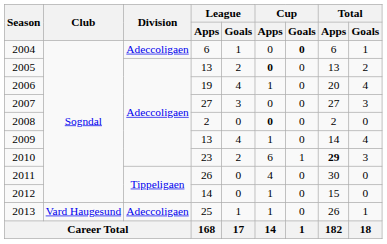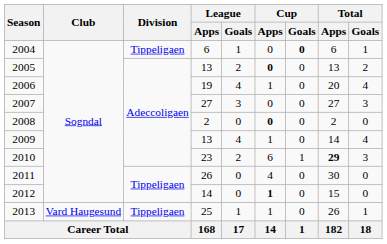(158, 49) Adeccoligaen -> (158, 49) Tippeligaen
(270, 193) normal -> (270, 193) bold
(158, 211) Adeccoligaen -> (158, 211) Tippeligaen
